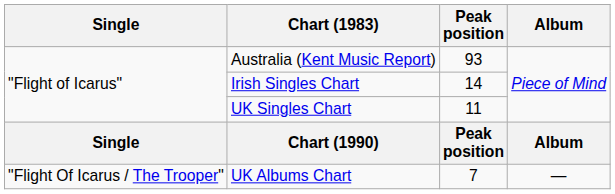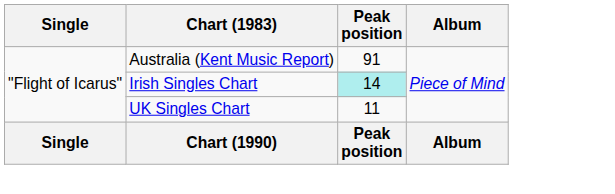(473, 59) 93 -> (372, 59) 91
(473, 84) no background -> (372, 84) paleturquoise background
- row: (291, 176)
